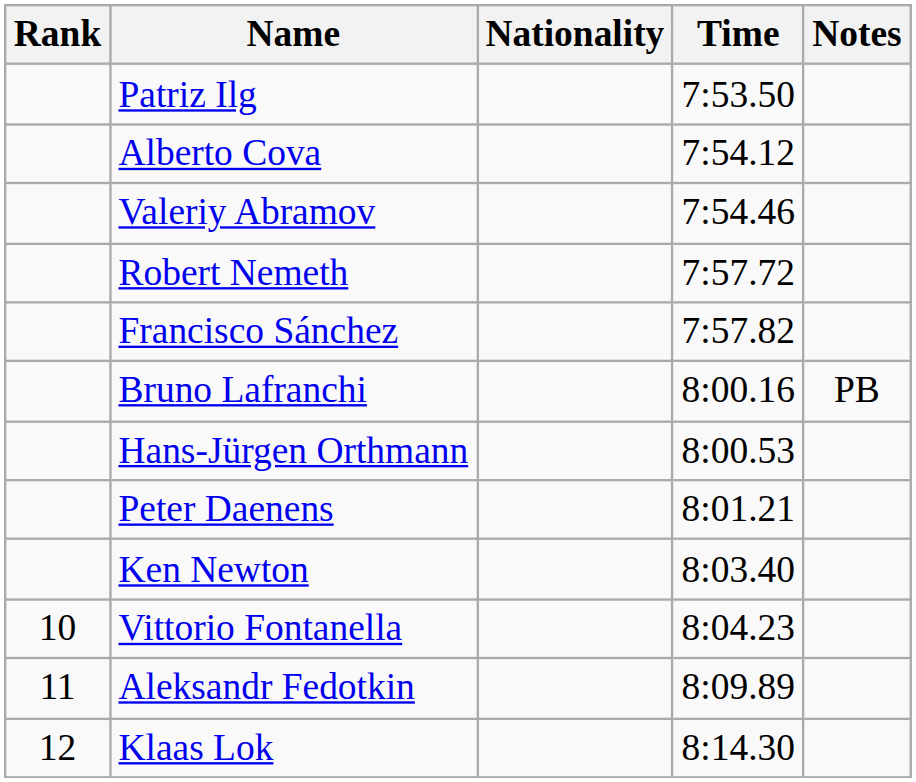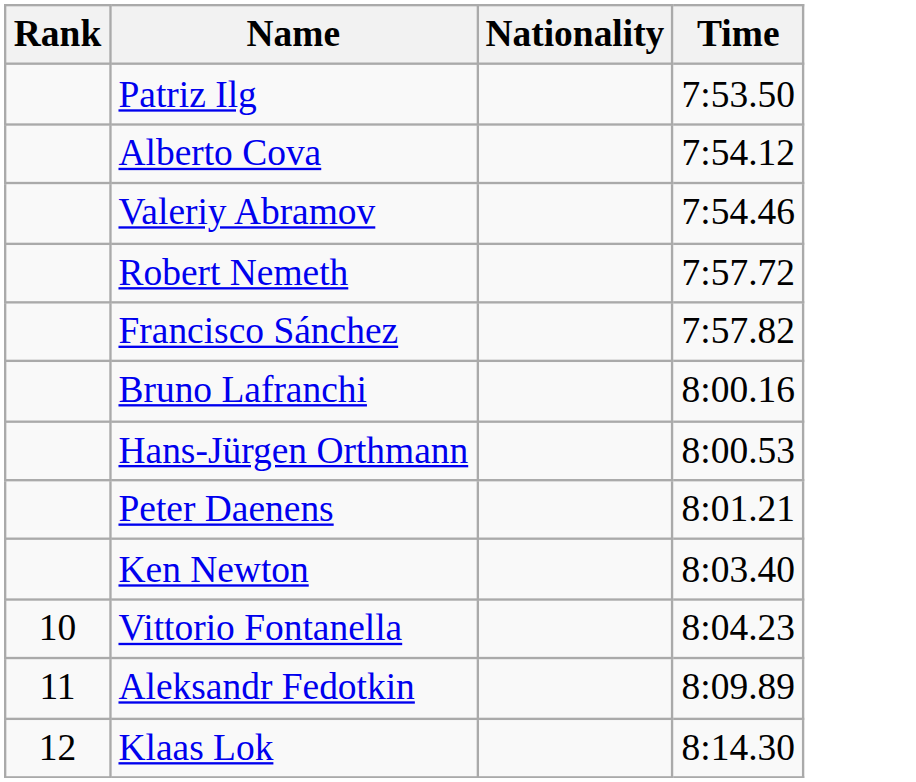- column: (857, 34)
